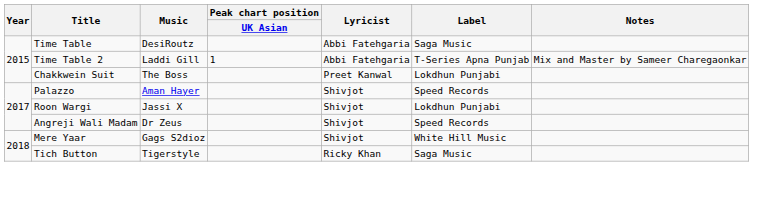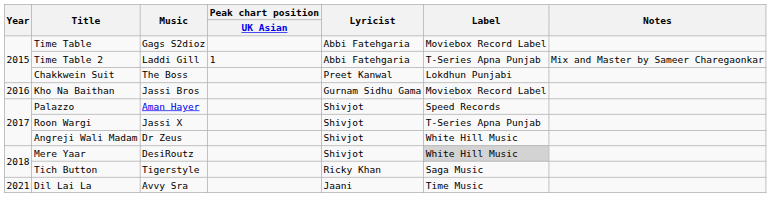(168, 43) DesiRoutz -> (174, 43) Gags S2dioz
(443, 43) Saga Music -> (486, 43) Moviebox Record Label
+ row: (74, 90)
(457, 106) Lokdhun Punjabi -> (483, 122) T-Series Apna Punjab
(452, 122) Speed Records -> (472, 137) White Hill Music
(174, 137) Gags S2dioz -> (168, 153) DesiRoutz
(460, 137) no background -> (472, 153) lightgrey background
+ row: (63, 185)
